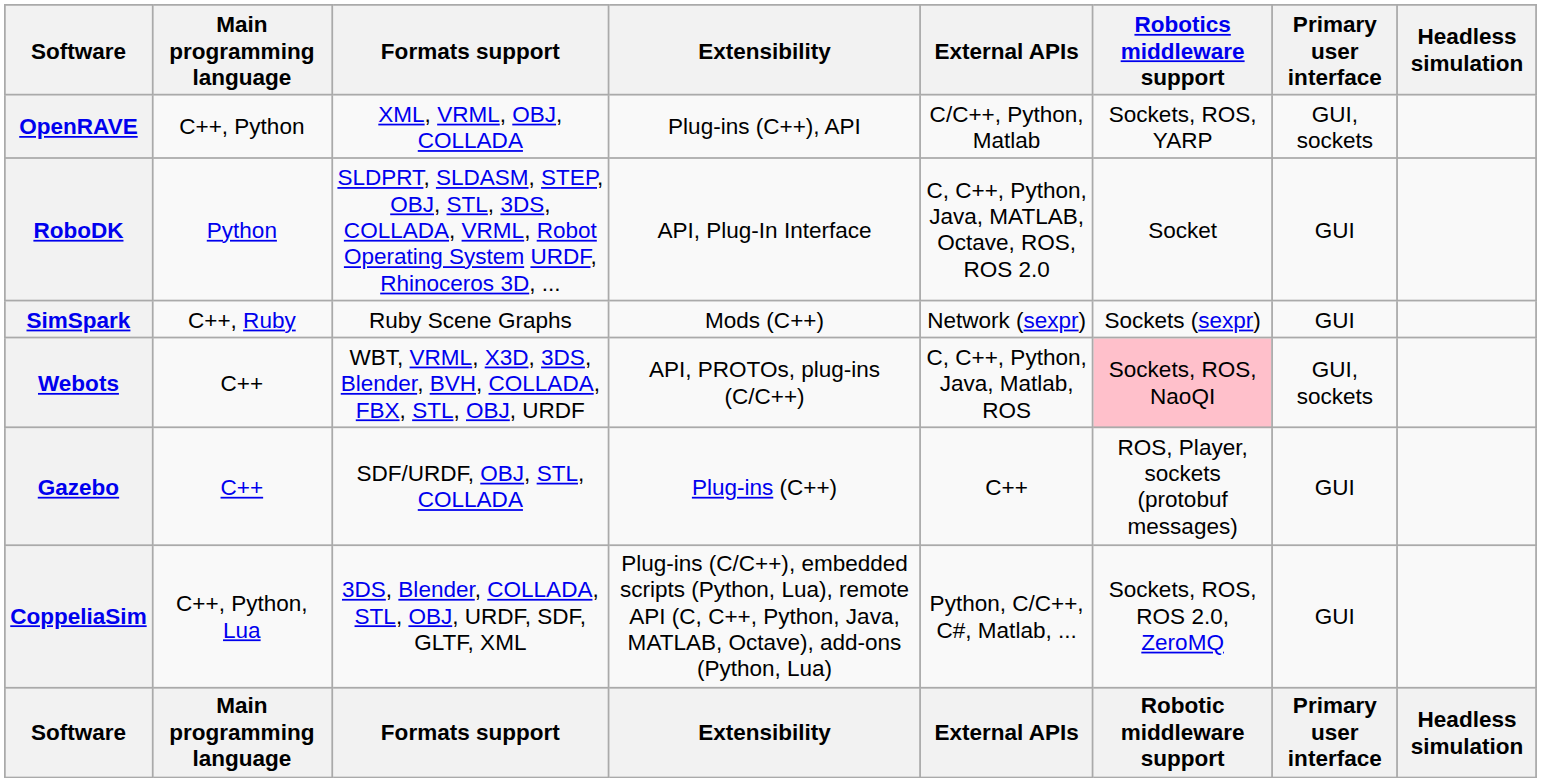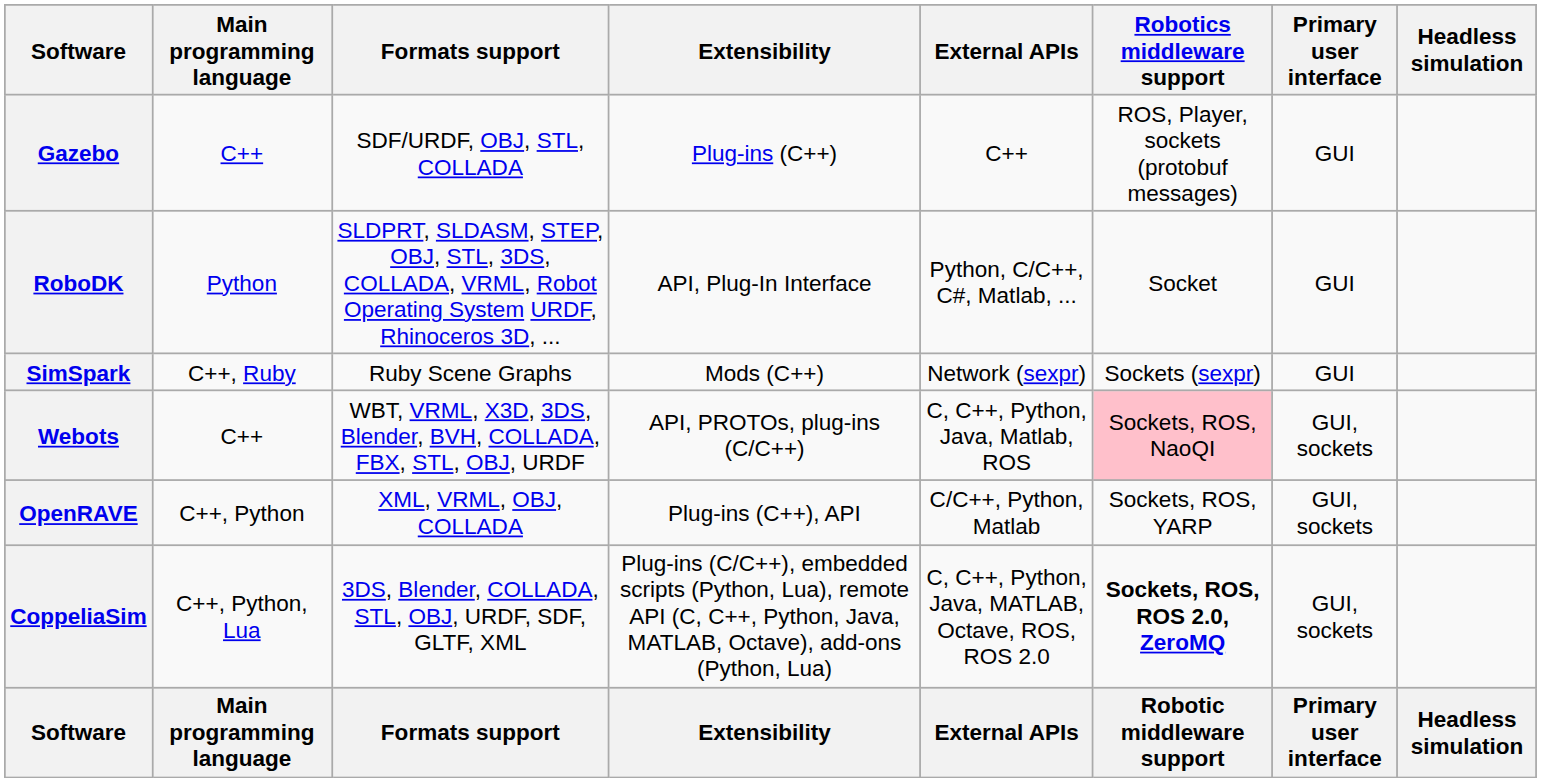rows swapped: (78, 486) <-> (78, 126)
(1007, 229) C, C++, Python, Java, MATLAB, Octave, ROS, ROS 2.0 -> (1007, 282) Python, C/C++, C#, Matlab, ...
(1007, 616) Python, C/C++, C#, Matlab, ... -> (1007, 616) C, C++, Python, Java, MATLAB, Octave, ROS, ROS 2.0
(1183, 616) normal -> (1183, 616) bold
(1335, 616) GUI -> (1335, 616) GUI, sockets
